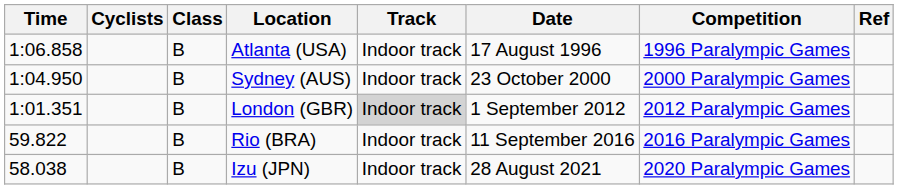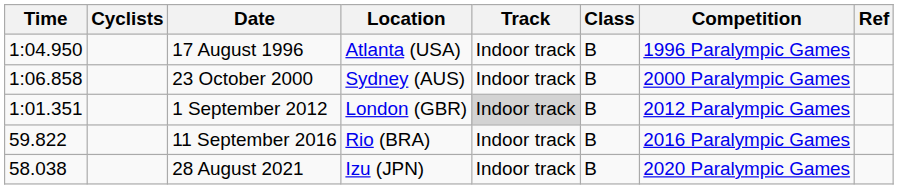columns swapped: (197, 19) <-> (552, 19)
(46, 49) 1:06.858 -> (46, 49) 1:04.950
(46, 79) 1:04.950 -> (46, 79) 1:06.858
